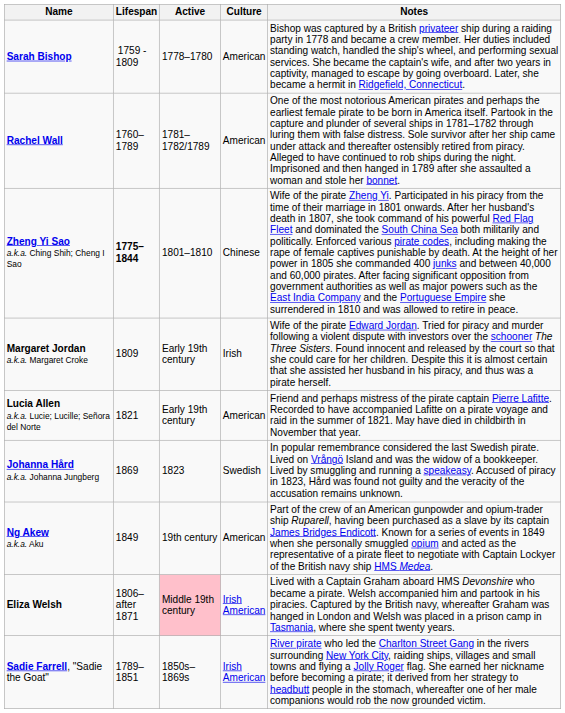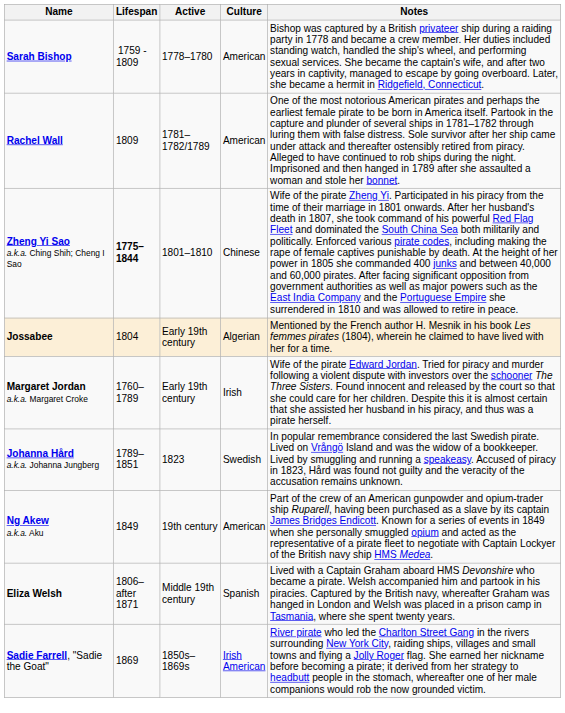(130, 140) 1760–1789 -> (127, 140) 1809
+ row: (30, 337)
(127, 354) 1809 -> (130, 392) 1760–1789
- row: (58, 415)
(127, 471) 1869 -> (130, 459) 1789–1851
(188, 605) pink background -> (188, 593) no background
(244, 605) Irish American -> (241, 593) Spanish
(130, 672) 1789–1851 -> (127, 660) 1869
